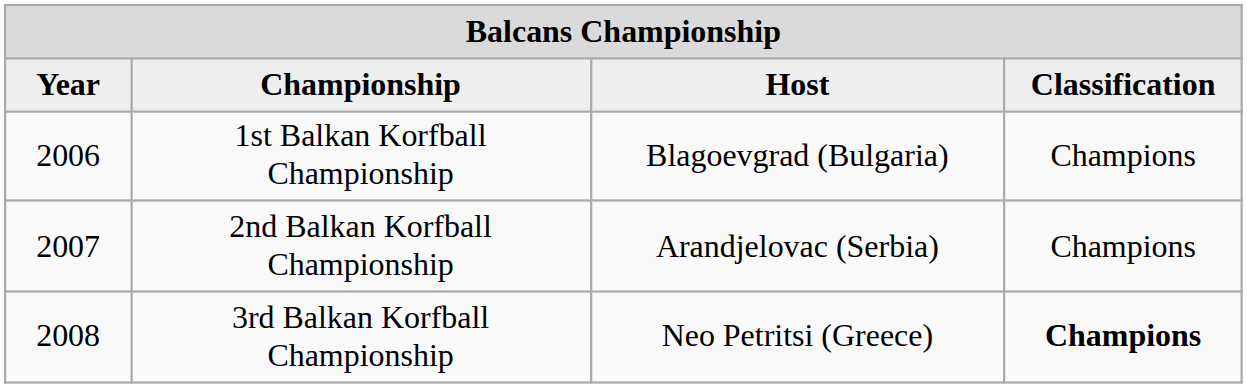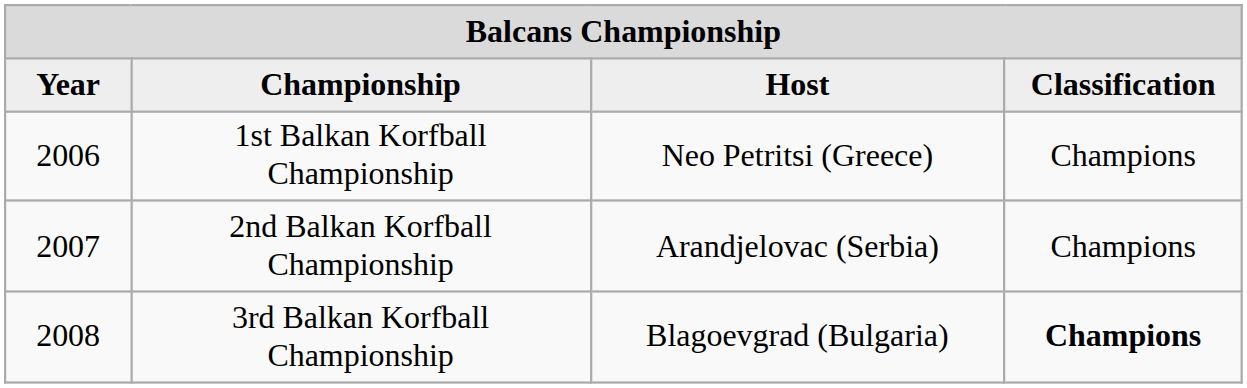(797, 155) Blagoevgrad (Bulgaria) -> (797, 155) Neo Petritsi (Greece)
(797, 336) Neo Petritsi (Greece) -> (797, 336) Blagoevgrad (Bulgaria)
